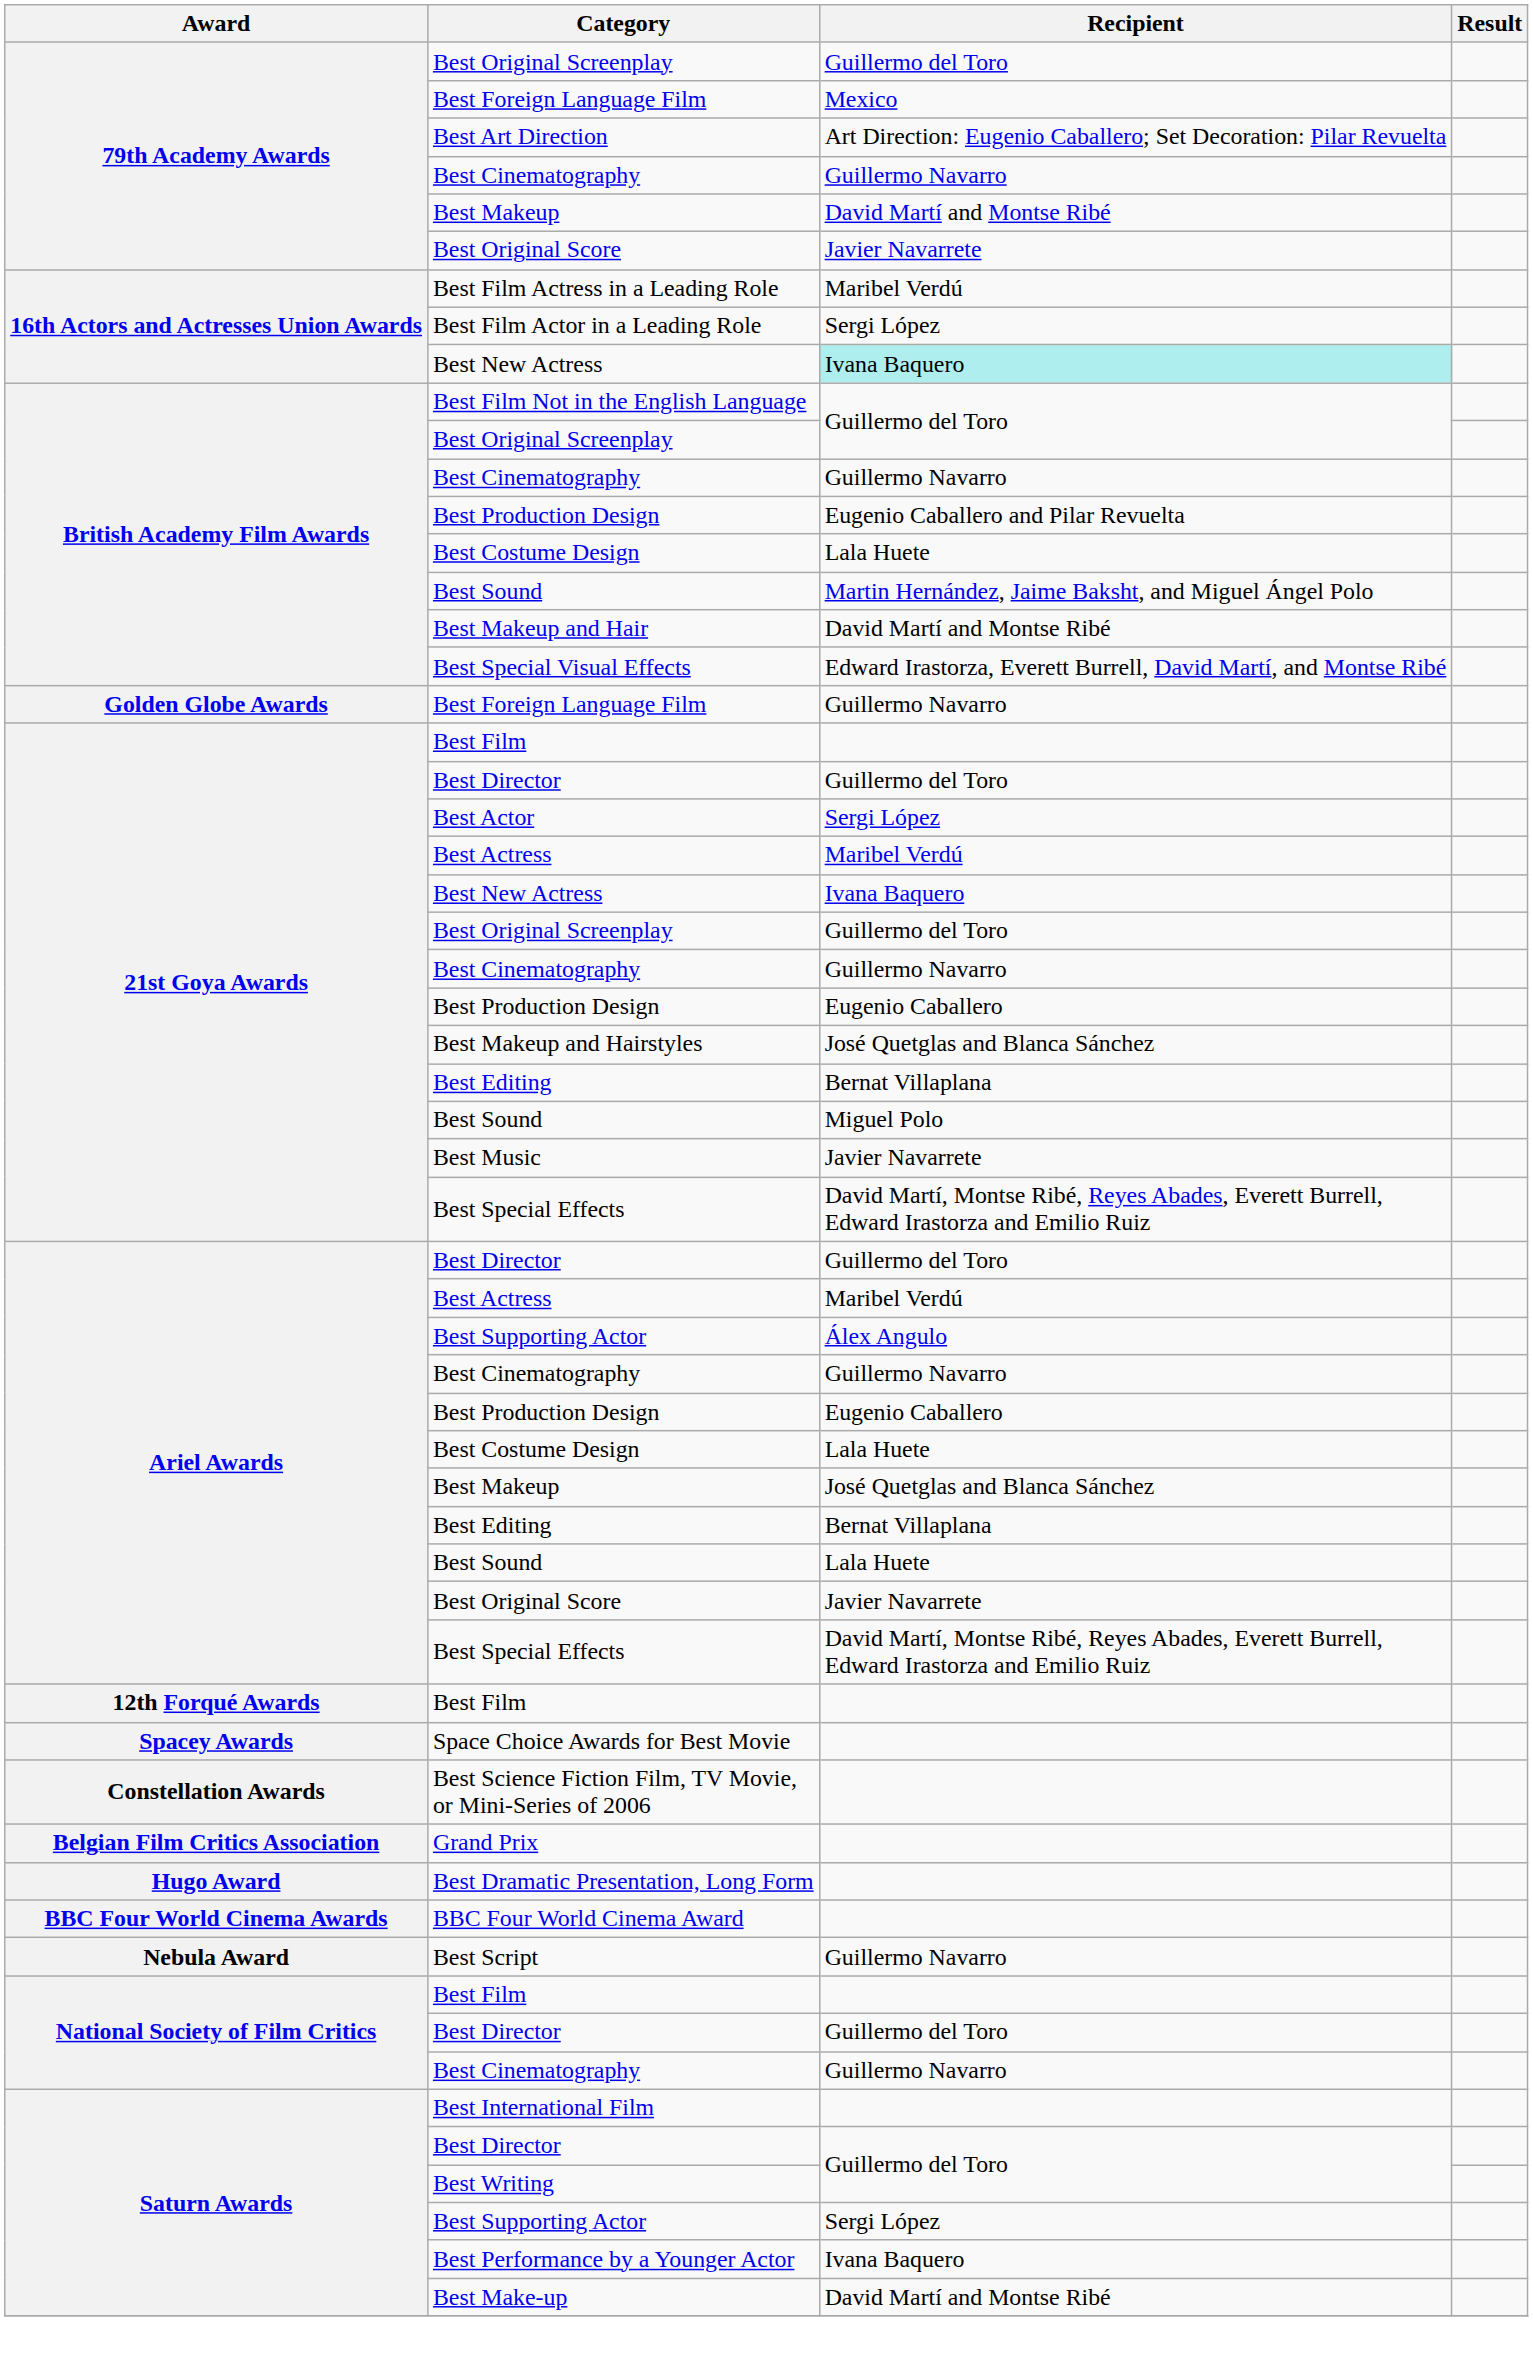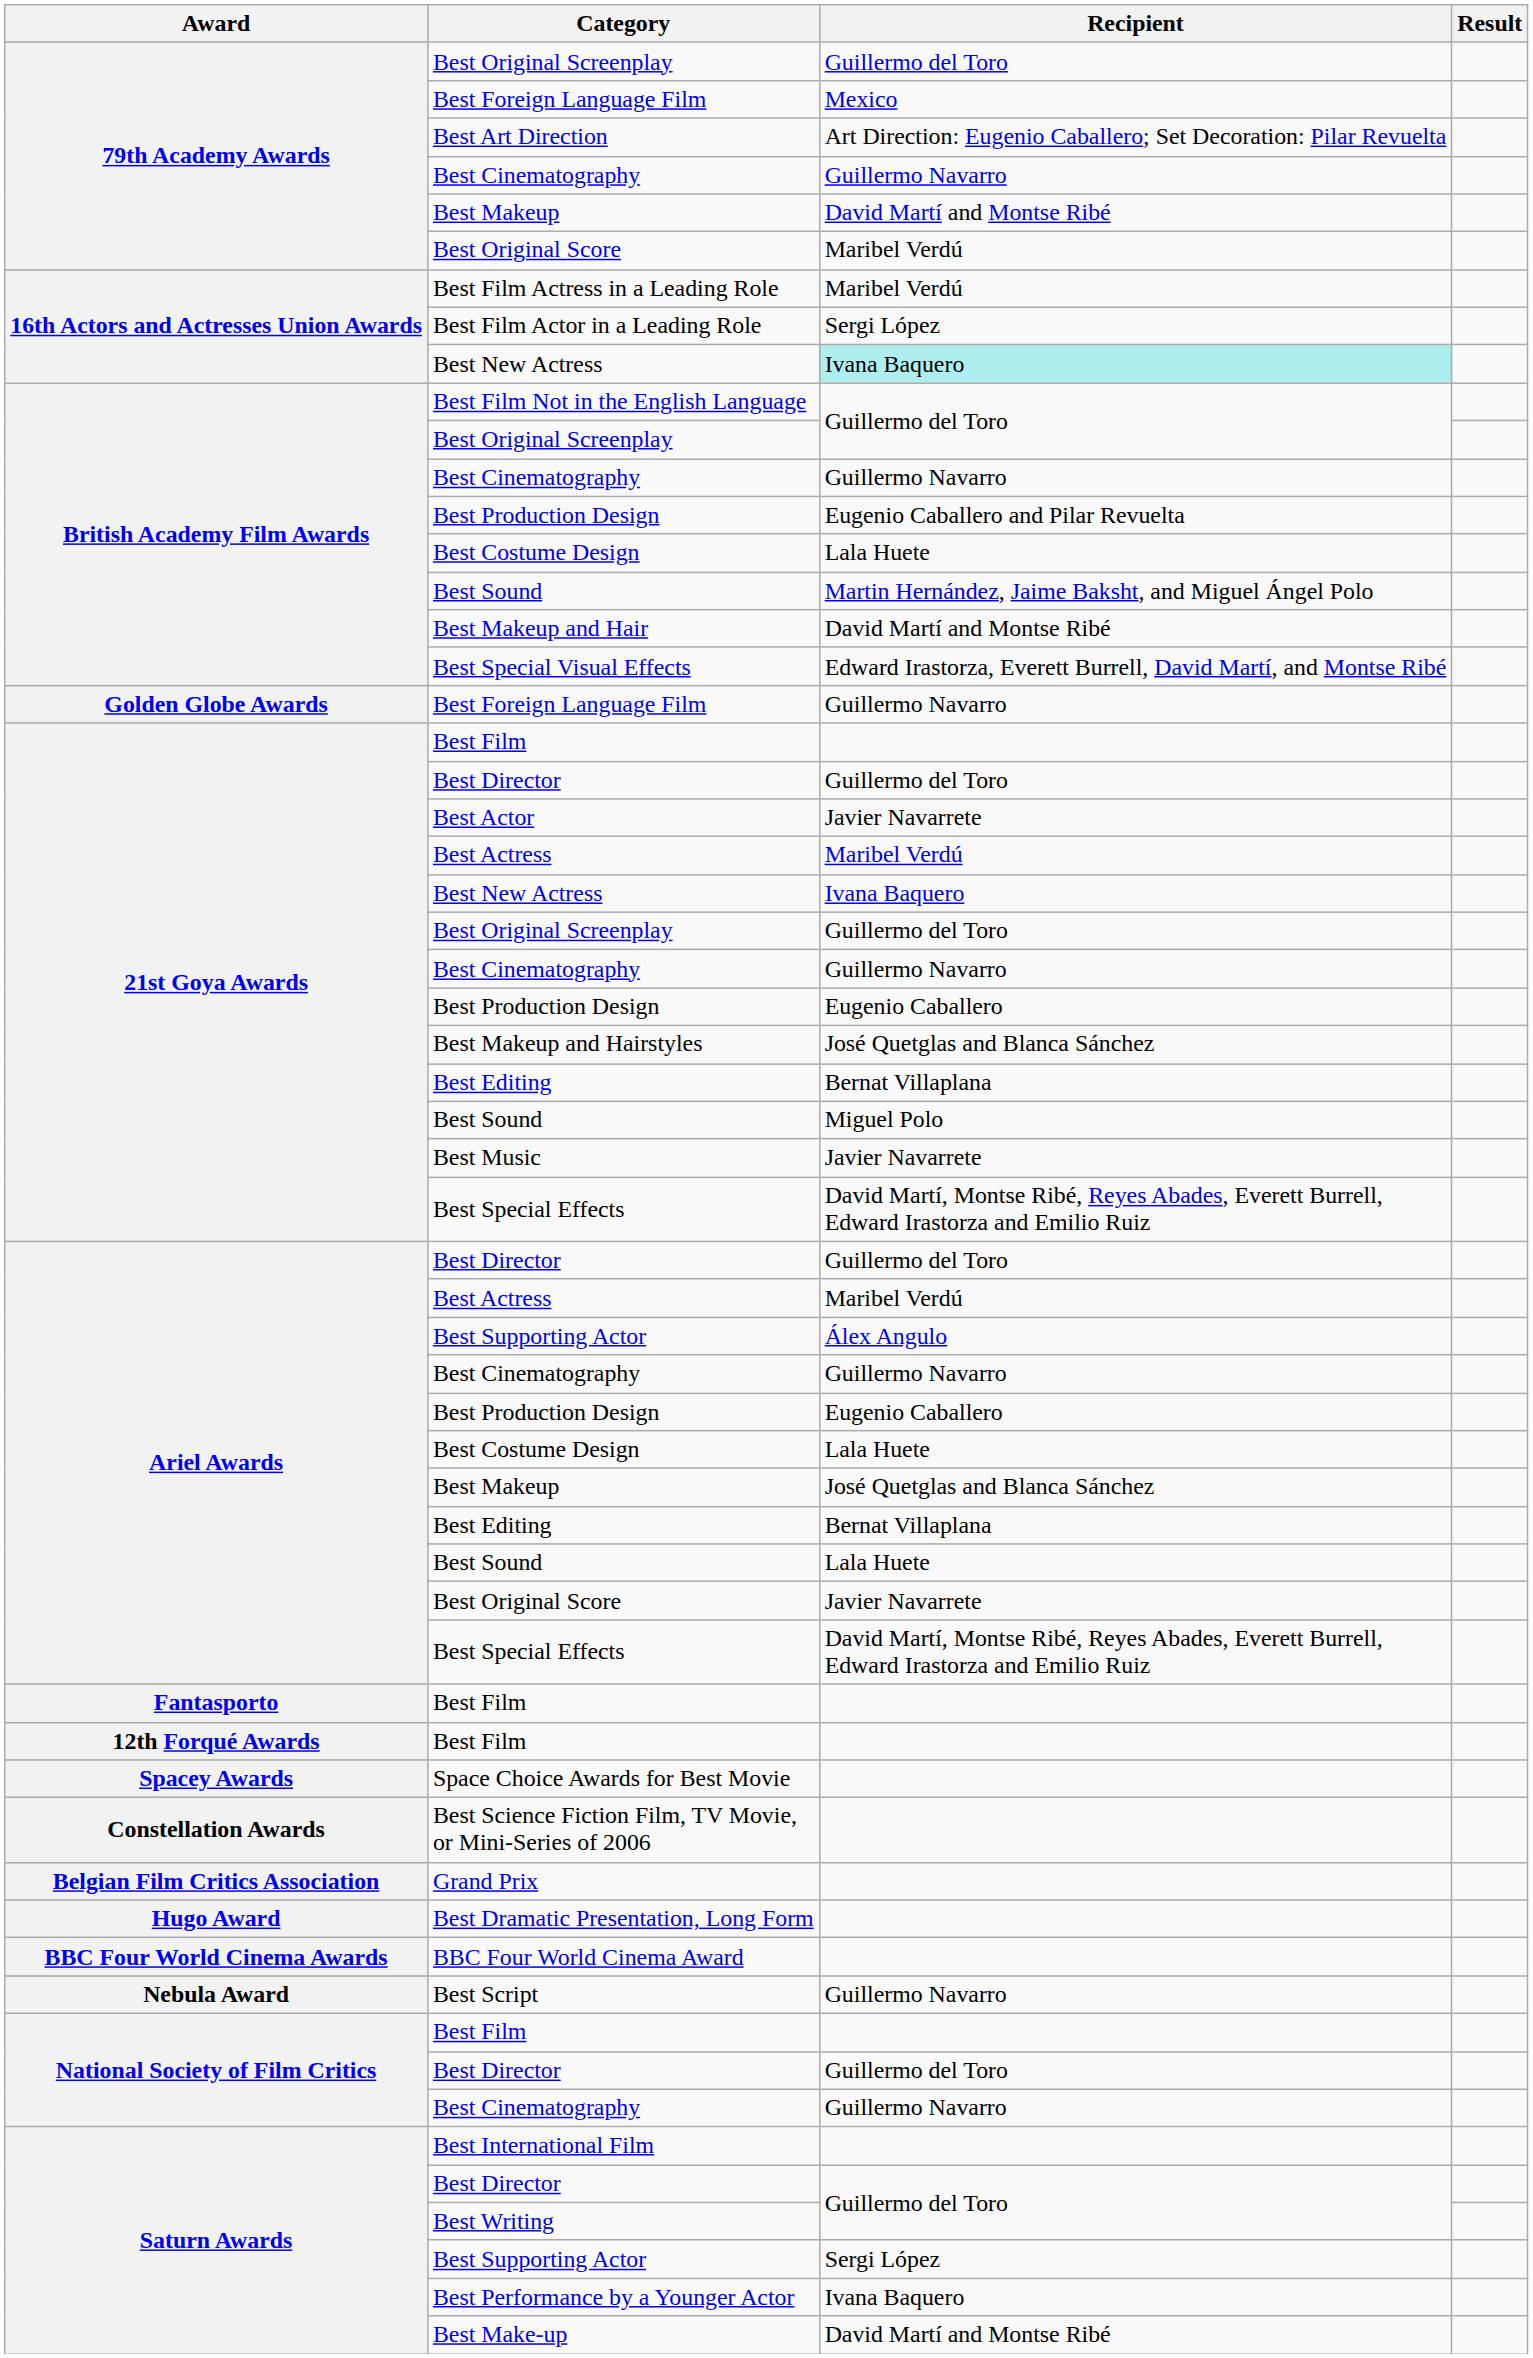(903, 250) Javier Navarrete -> (894, 250) Maribel Verdú
(882, 817) Sergi López -> (903, 817) Javier Navarrete
+ row: (216, 1702)
